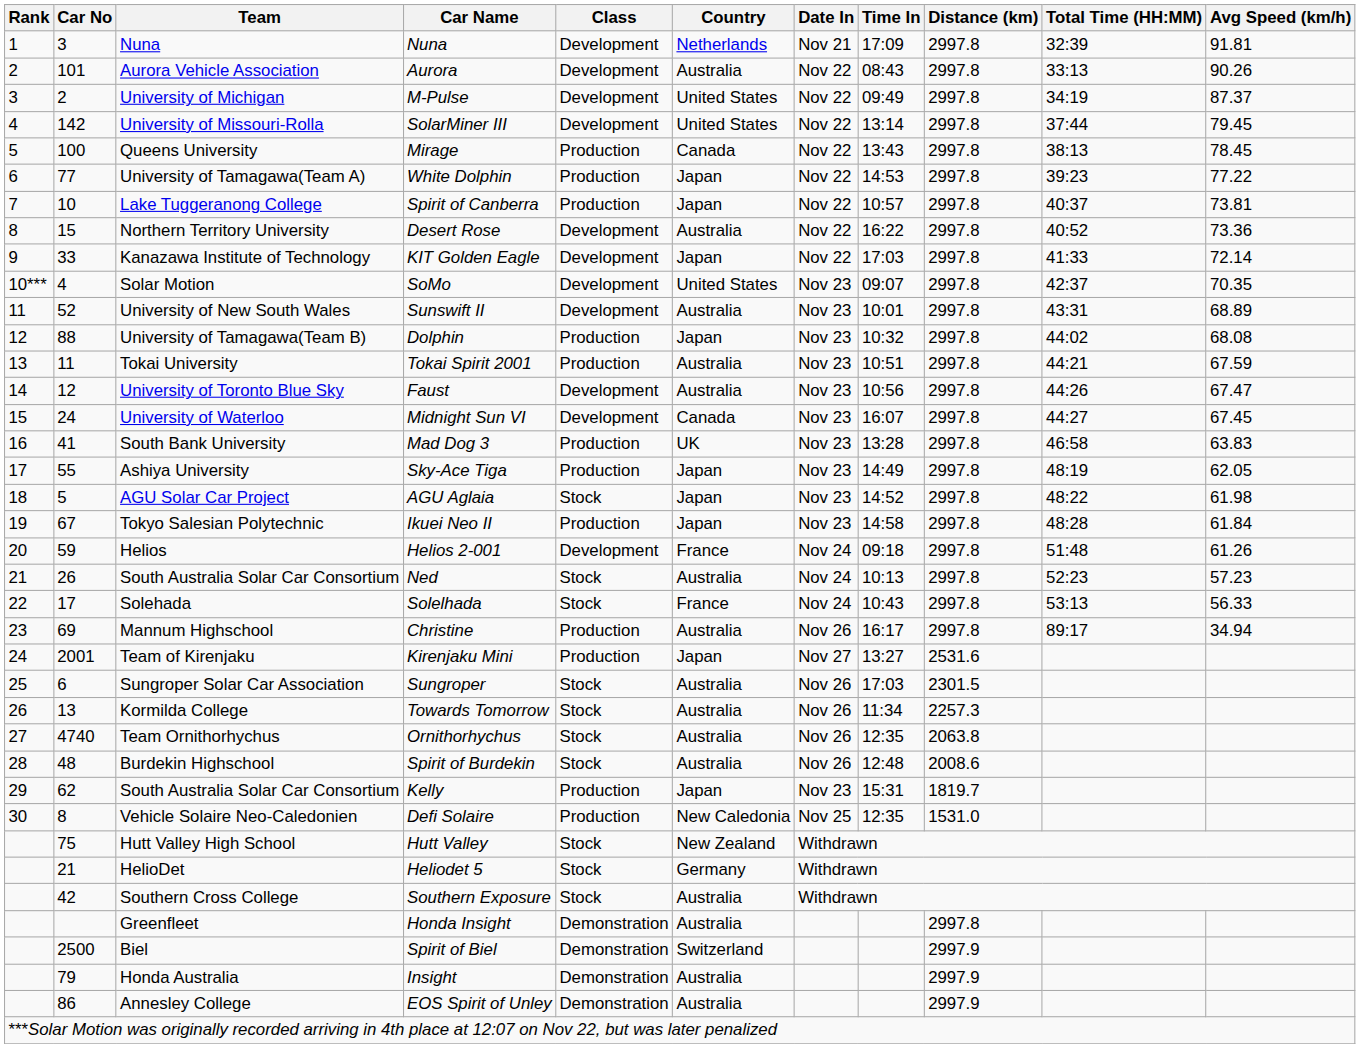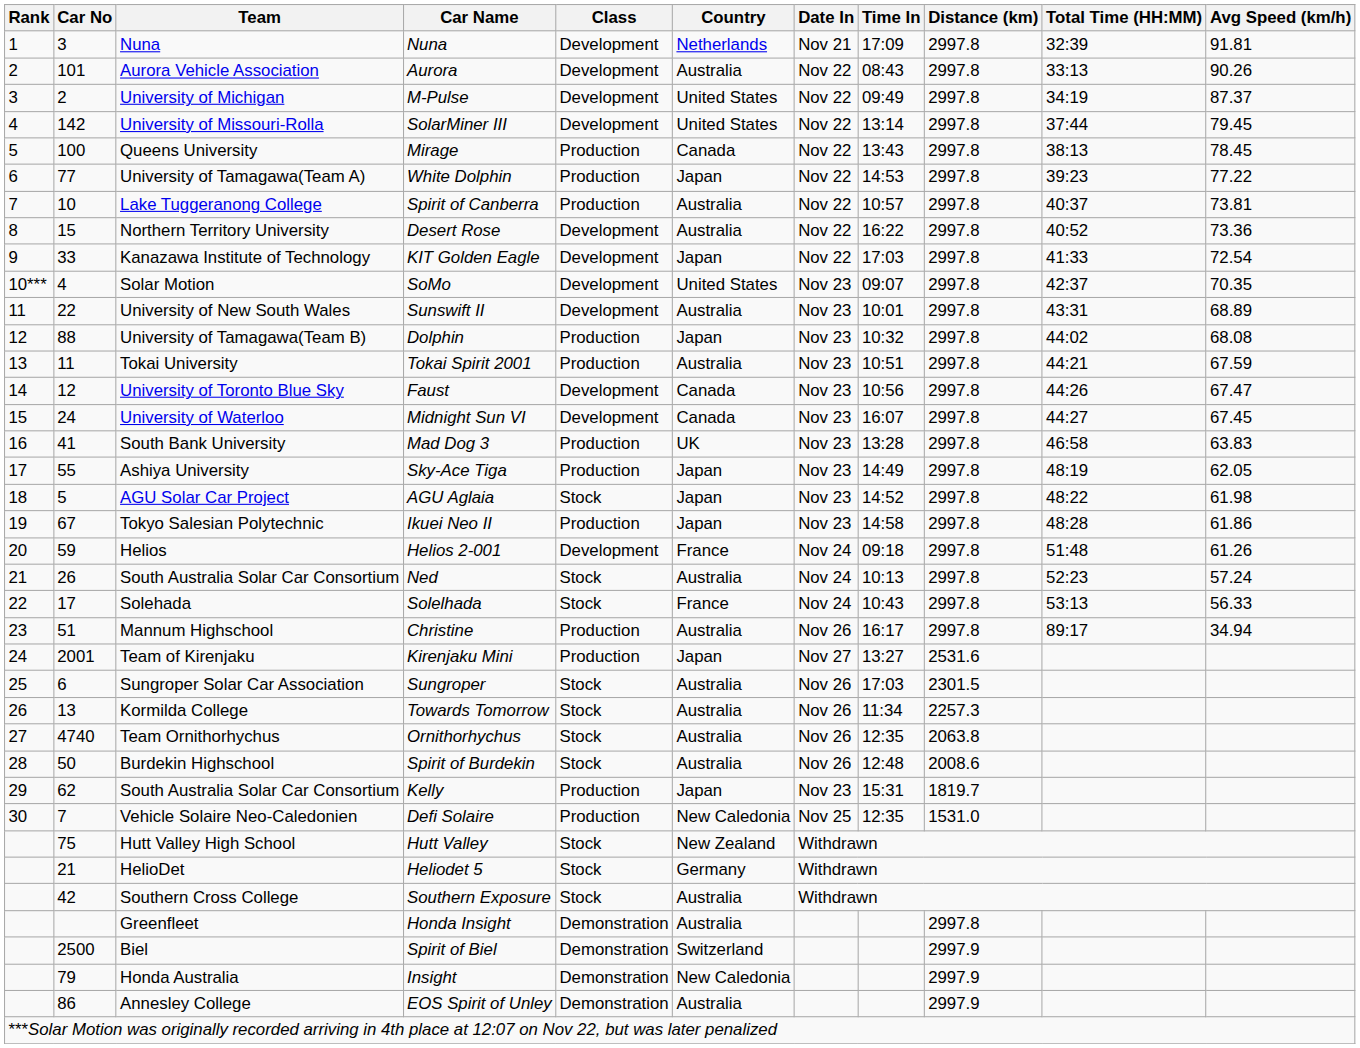(699, 204) Japan -> (709, 204) Australia
(1231, 257) 72.14 -> (1231, 257) 72.54
(67, 310) 52 -> (67, 310) 22
(709, 390) Australia -> (706, 390) Canada
(1231, 524) 61.84 -> (1231, 524) 61.86
(1231, 577) 57.23 -> (1231, 577) 57.24
(67, 630) 69 -> (67, 630) 51
(67, 763) 48 -> (67, 763) 50
(62, 817) 8 -> (62, 817) 7
(709, 976) Australia -> (733, 976) New Caledonia
